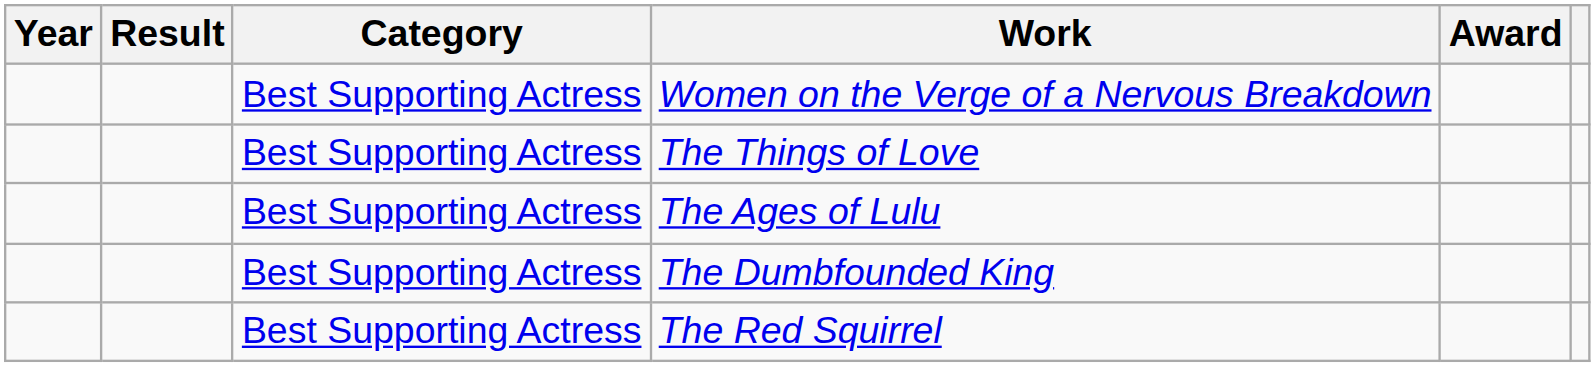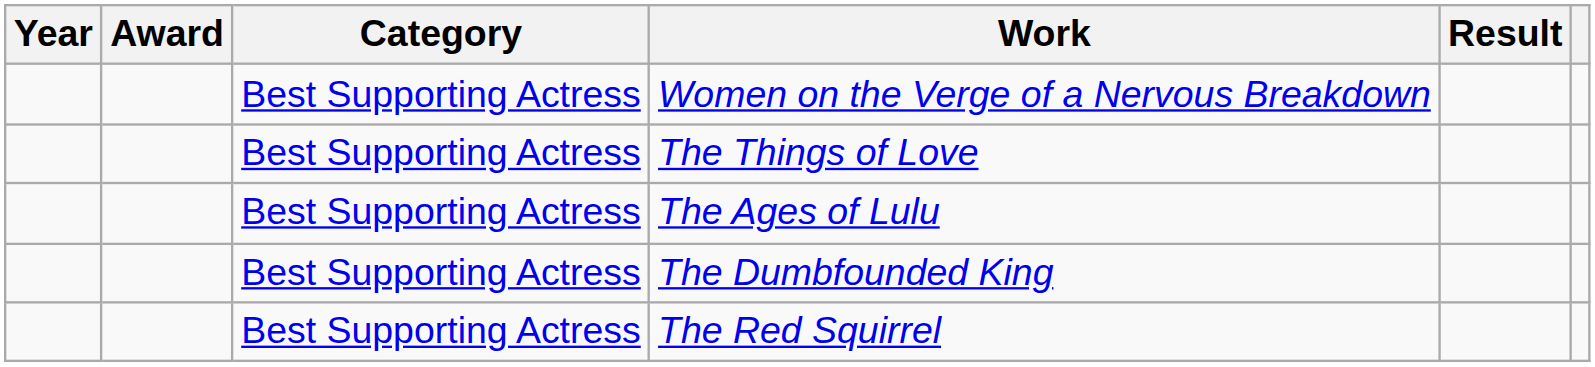columns swapped: (1506, 34) <-> (167, 34)
